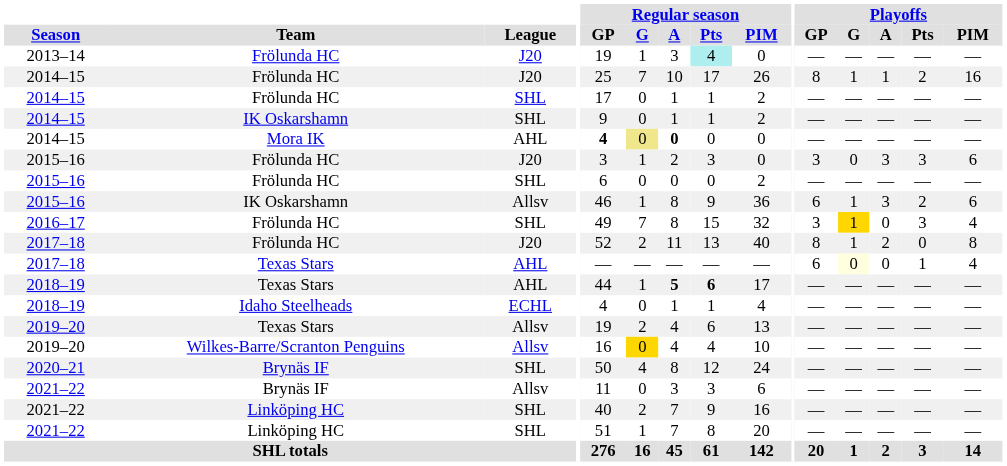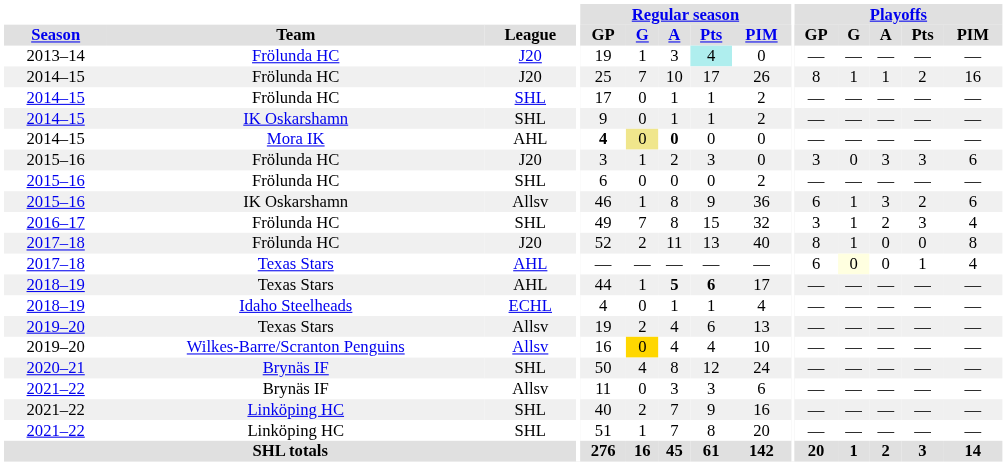(854, 222) gold background -> (854, 222) no background
(886, 222) 0 -> (886, 222) 2
(886, 243) 2 -> (886, 243) 0
